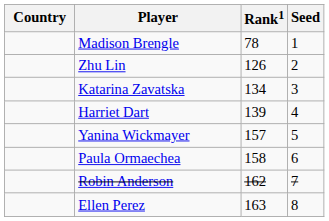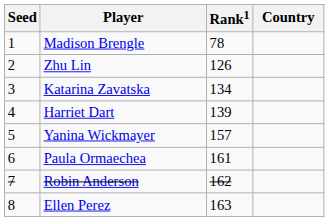columns swapped: (40, 18) <-> (306, 18)
(255, 158) 158 -> (221, 158) 161
